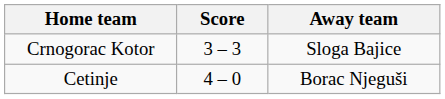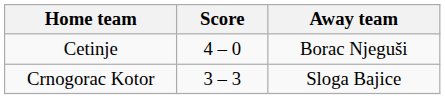rows swapped: (91, 78) <-> (91, 49)
